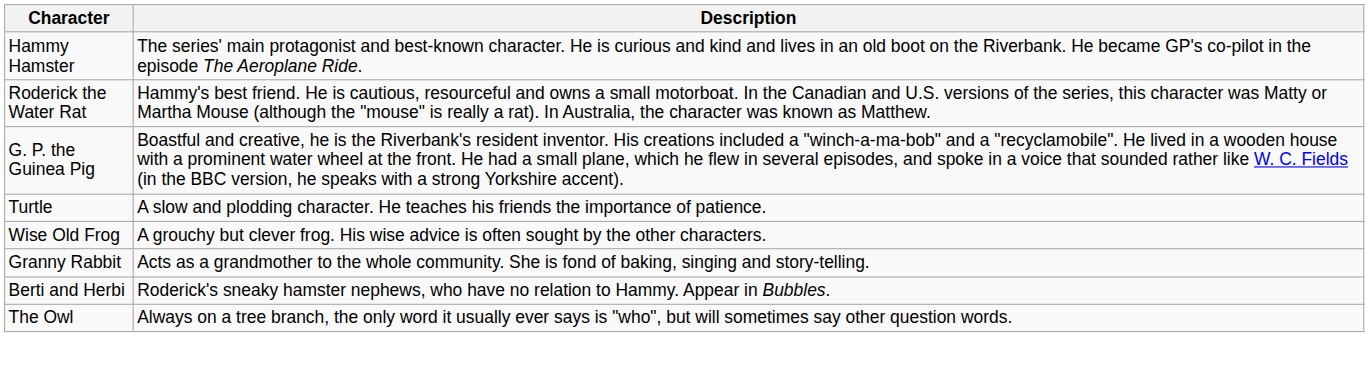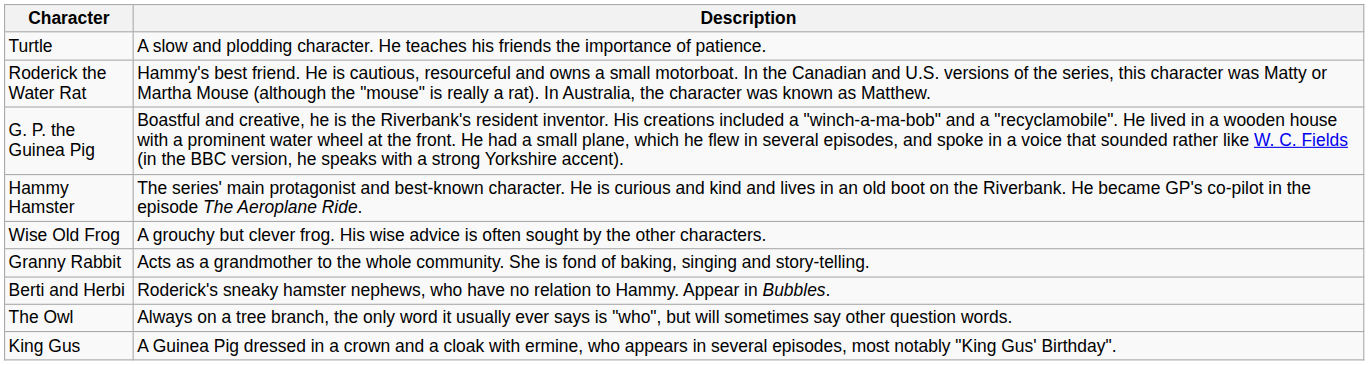rows swapped: (42, 55) <-> (31, 207)
+ row: (44, 345)
